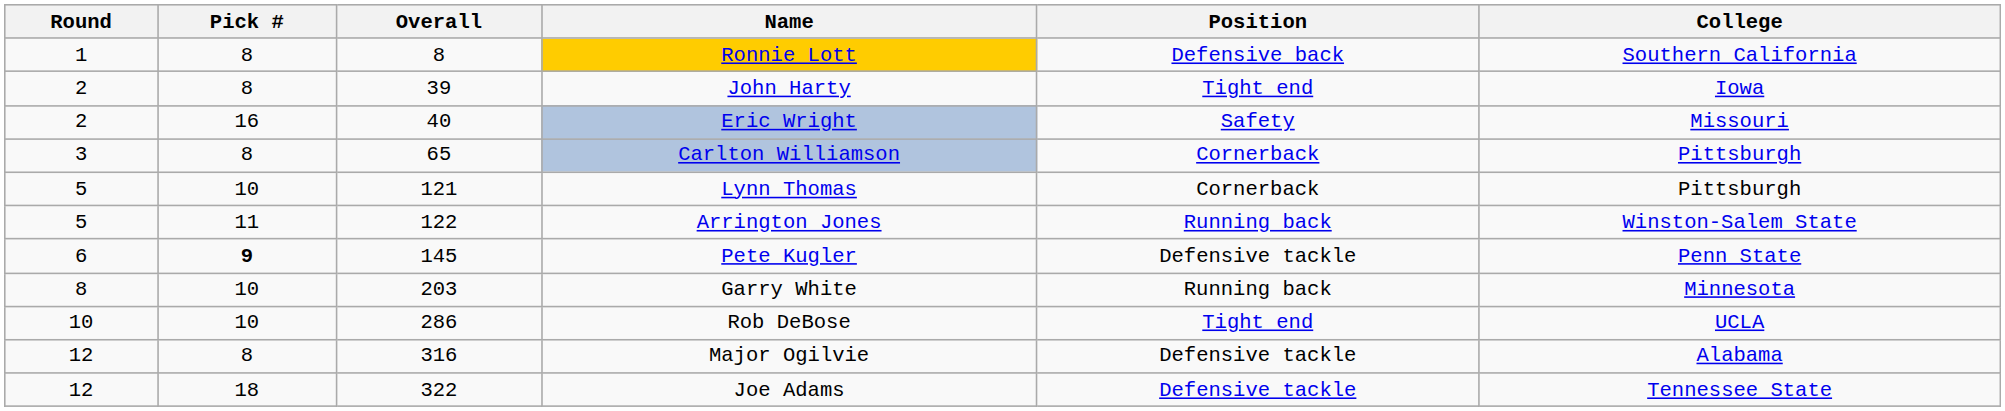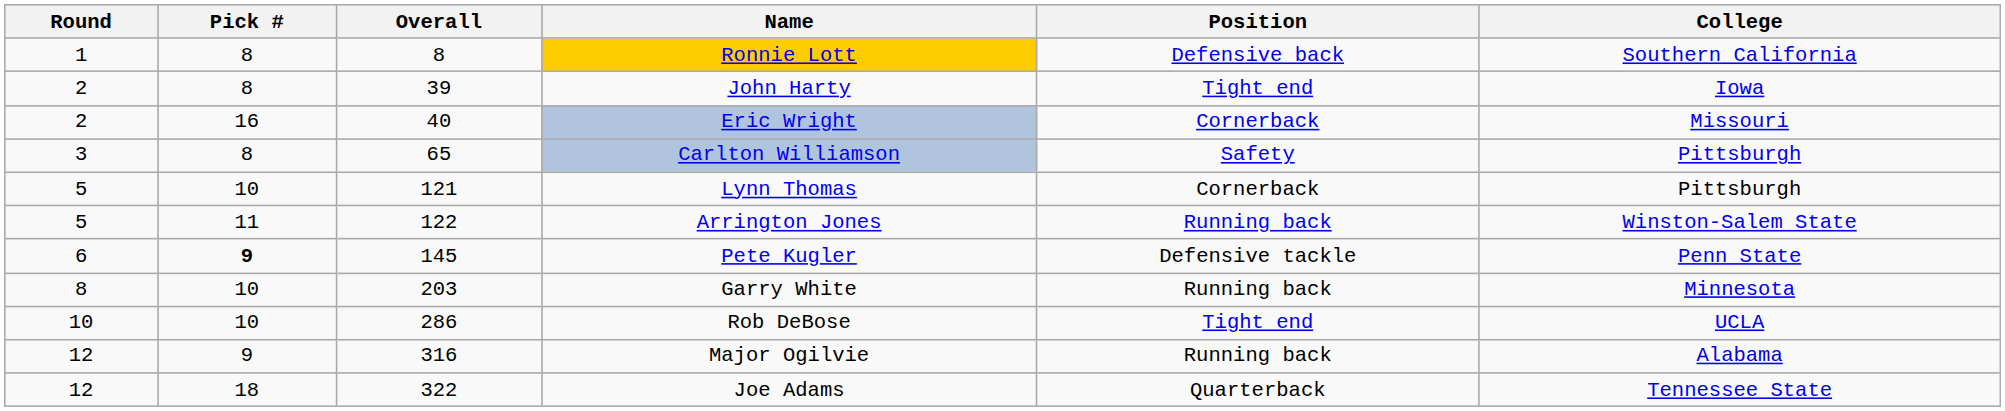(1258, 122) Safety -> (1258, 122) Cornerback
(1258, 155) Cornerback -> (1258, 155) Safety
(247, 356) 8 -> (247, 356) 9
(1258, 356) Defensive tackle -> (1258, 356) Running back
(1258, 390) Defensive tackle -> (1258, 390) Quarterback
